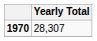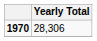(49, 28) 28,307 -> (49, 28) 28,306
